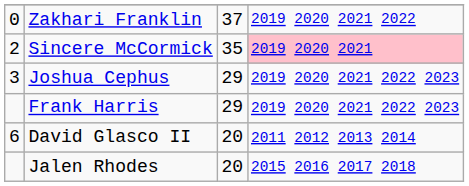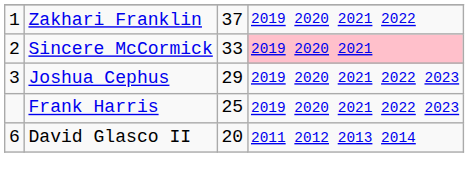(14, 19) 0 -> (14, 19) 1
(232, 49) 35 -> (232, 49) 33
(232, 108) 29 -> (232, 108) 25
- row: (94, 167)
